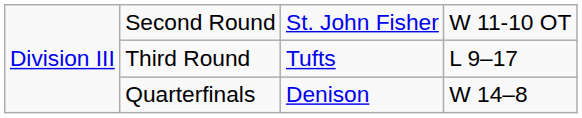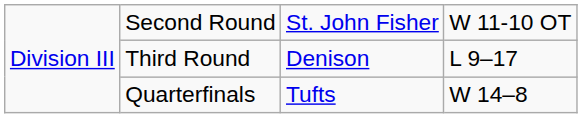(311, 58) Tufts -> (328, 58) Denison
(328, 94) Denison -> (311, 94) Tufts
